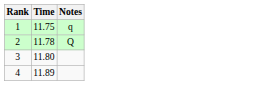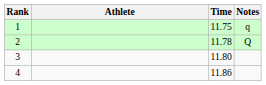+ column: (120, 12)
(44, 73) 11.89 -> (221, 73) 11.86
